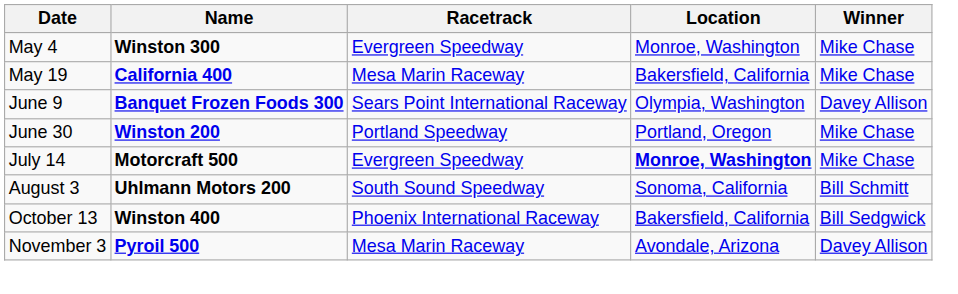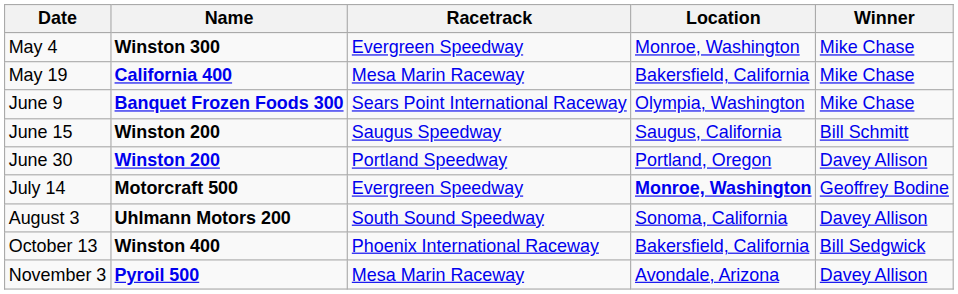(874, 103) Davey Allison -> (867, 103) Mike Chase
+ row: (41, 132)
(867, 132) Mike Chase -> (874, 160) Davey Allison
(867, 160) Mike Chase -> (884, 189) Geoffrey Bodine
(864, 189) Bill Schmitt -> (874, 217) Davey Allison
